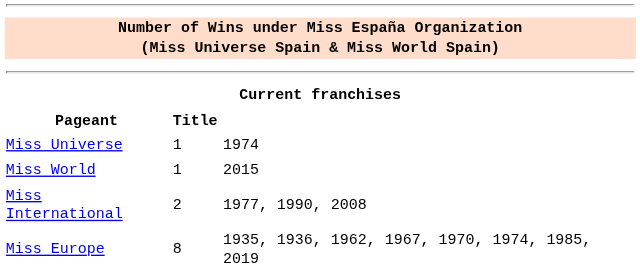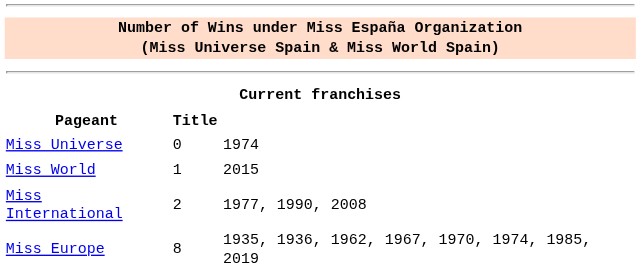(177, 145) 1 -> (177, 145) 0
